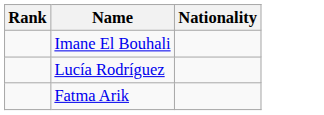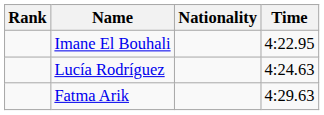+ column: (290, 17)
